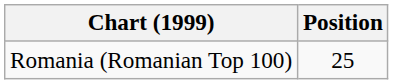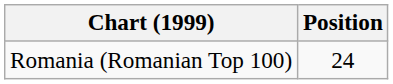(343, 59) 25 -> (343, 59) 24
